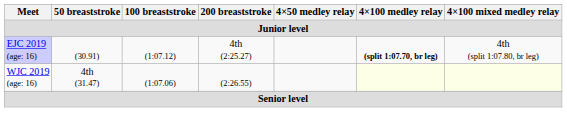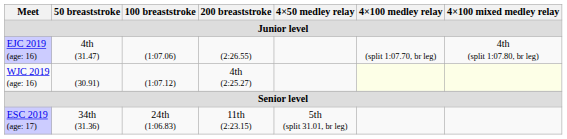(87, 56) (30.91) -> (87, 50) 4th (31.47)
(160, 56) (1:07.12) -> (160, 56) (1:07.06)
(236, 50) 4th (2:25.27) -> (236, 56) (2:26.55)
(401, 55) bold -> (401, 56) normal
(87, 77) 4th (31.47) -> (87, 83) (30.91)
(160, 83) (1:07.06) -> (160, 83) (1:07.12)
(236, 83) (2:26.55) -> (236, 77) 4th (2:25.27)
+ row: (27, 120)
